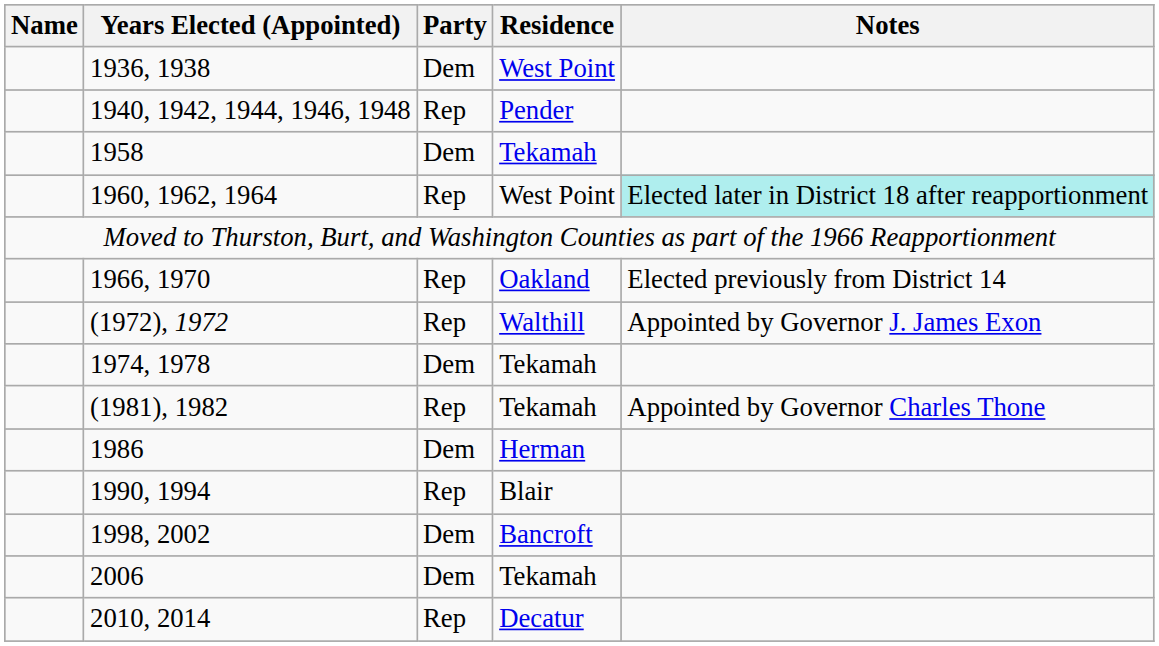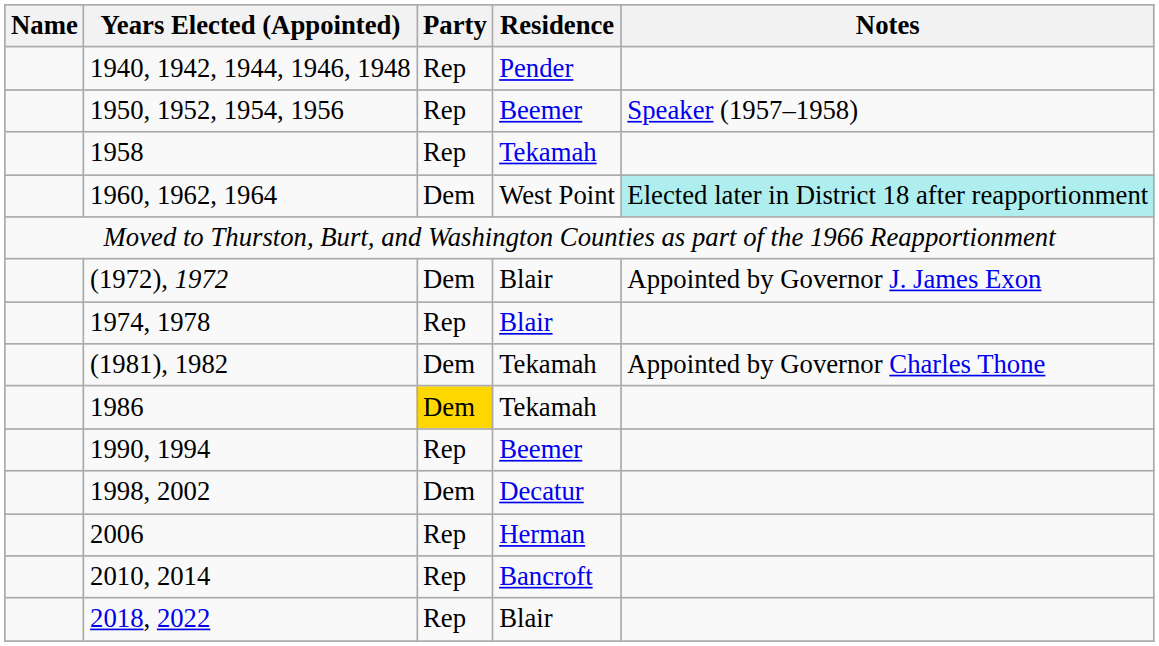- row: (150, 68)
+ row: (217, 110)
(449, 152) Dem -> (445, 152) Rep
(445, 195) Rep -> (449, 195) Dem
- row: (150, 279)
(445, 322) Rep -> (449, 279) Dem
(542, 322) Walthill -> (526, 279) Blair
(449, 364) Dem -> (445, 322) Rep
(548, 364) Tekamah -> (526, 322) Blair
(445, 407) Rep -> (449, 364) Dem
(449, 449) no background -> (449, 407) gold background
(542, 449) Herman -> (548, 407) Tekamah
(526, 491) Blair -> (541, 449) Beemer
(546, 534) Bancroft -> (541, 491) Decatur
(449, 576) Dem -> (445, 534) Rep
(548, 576) Tekamah -> (542, 534) Herman
(541, 618) Decatur -> (546, 576) Bancroft
+ row: (150, 618)
